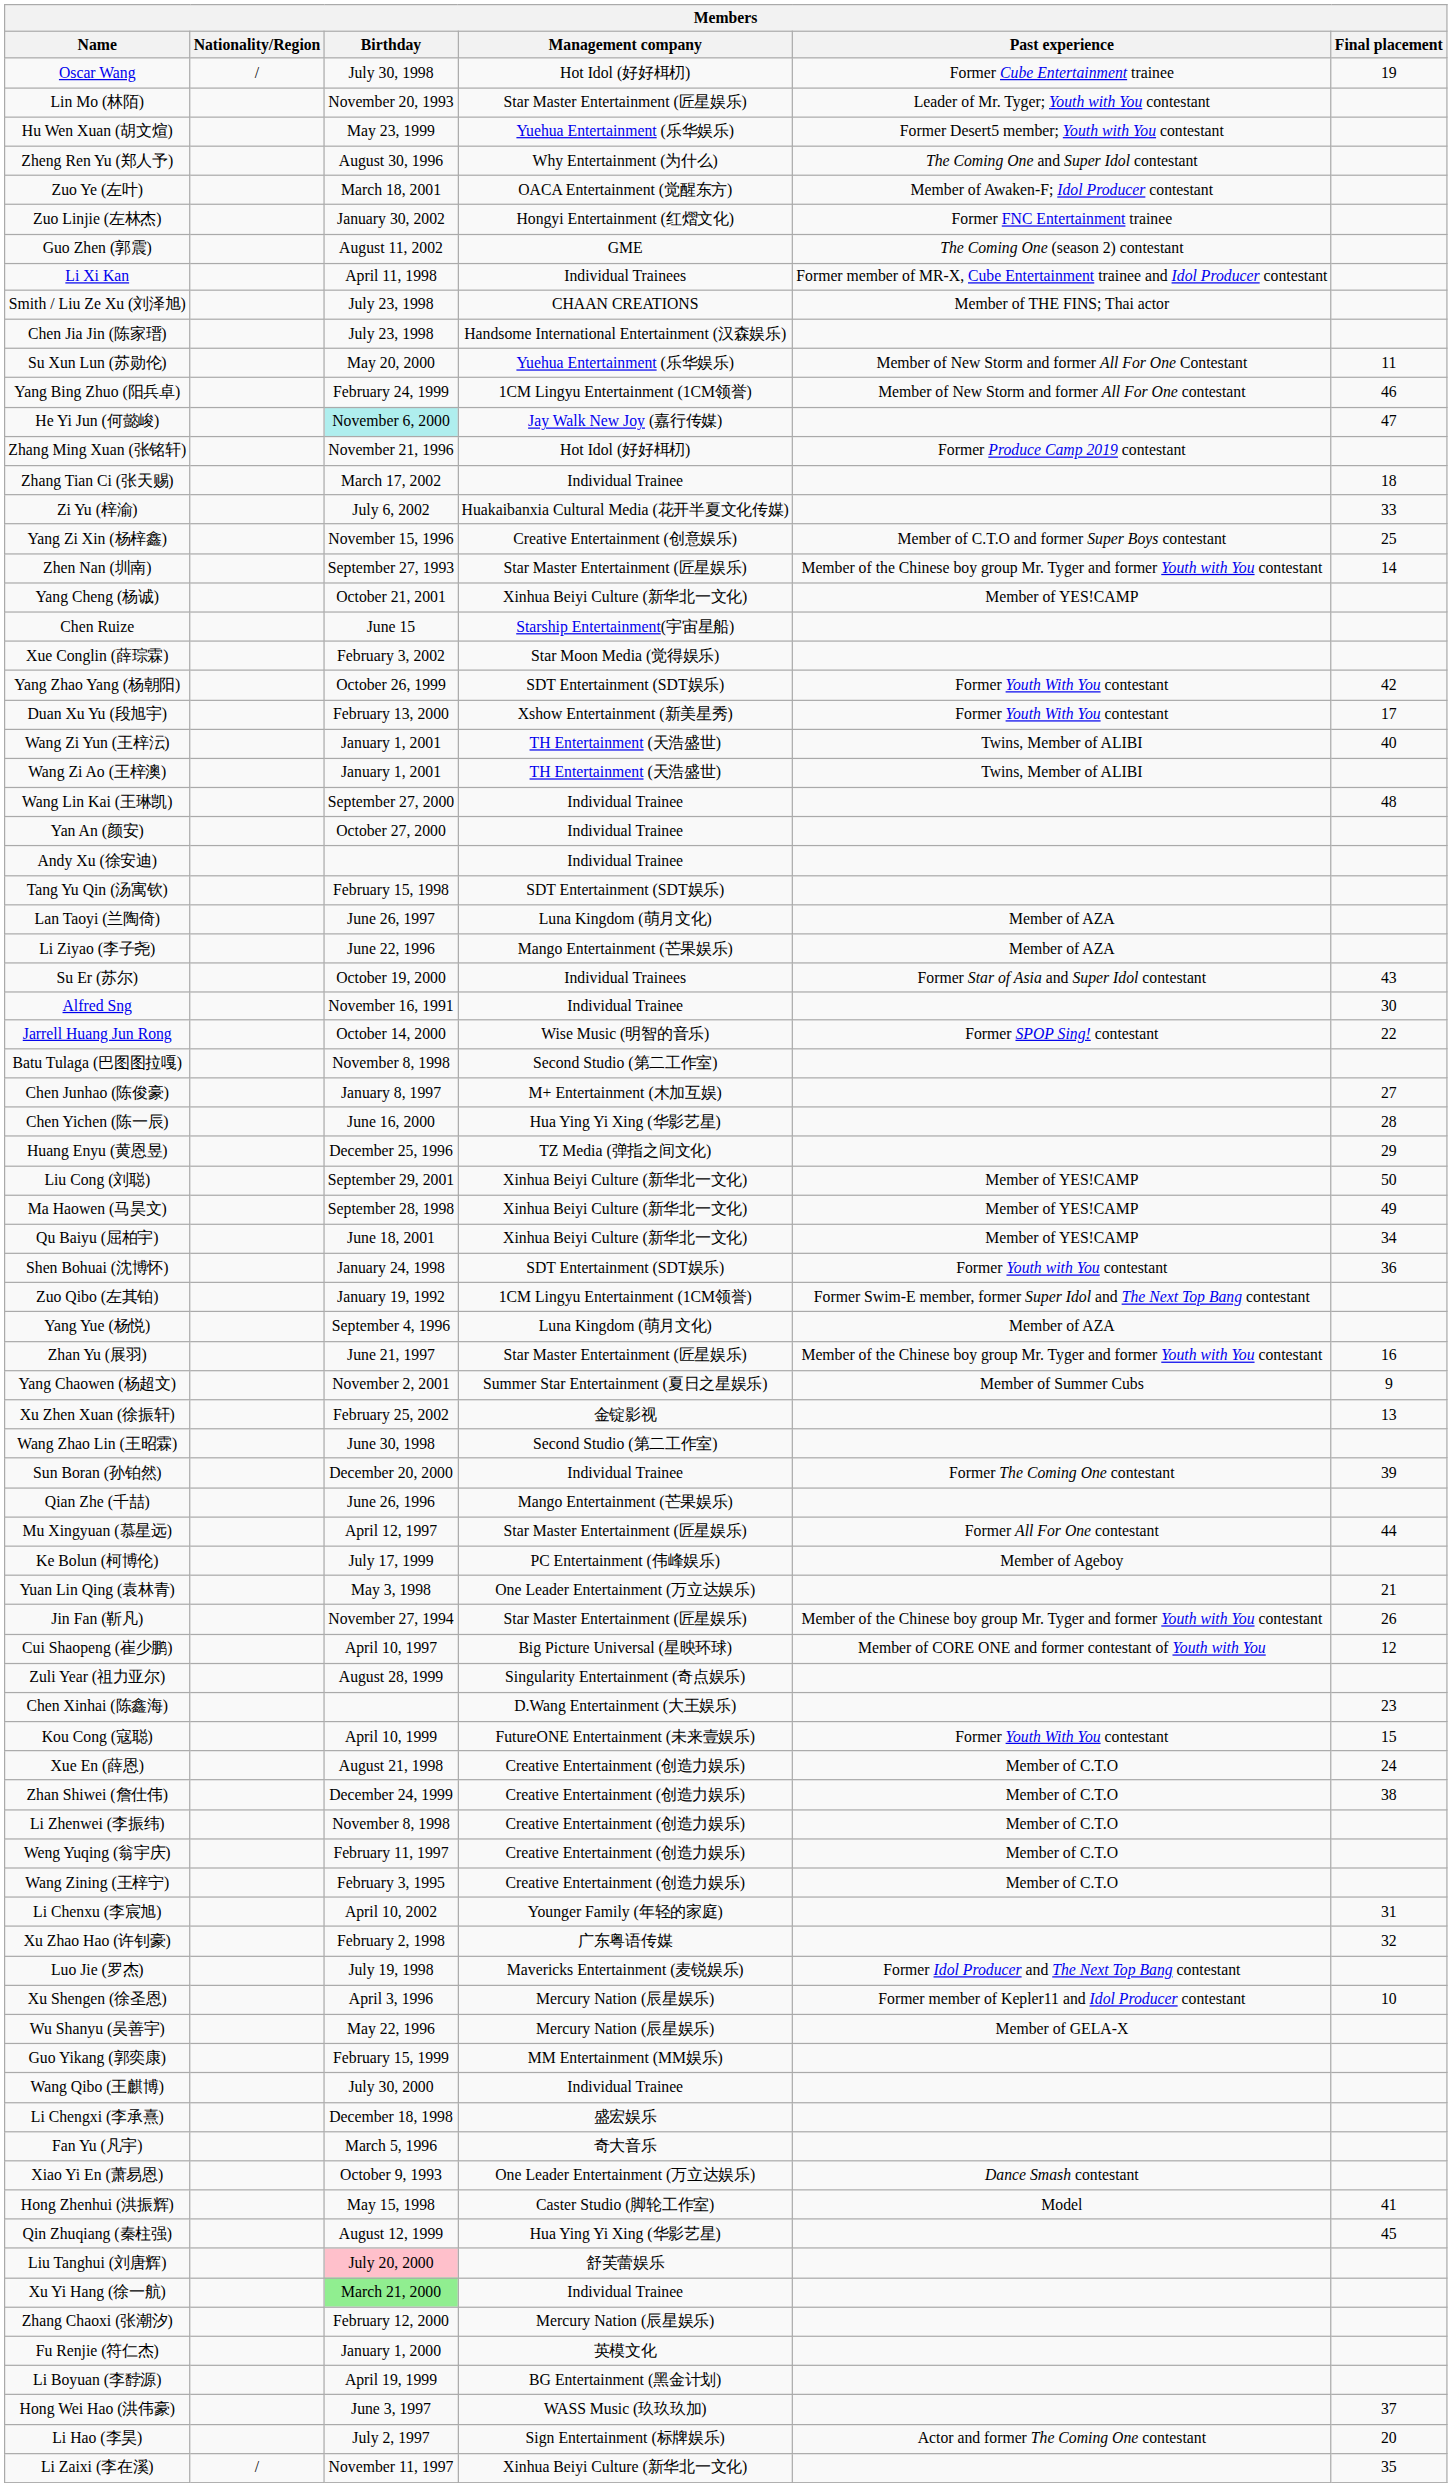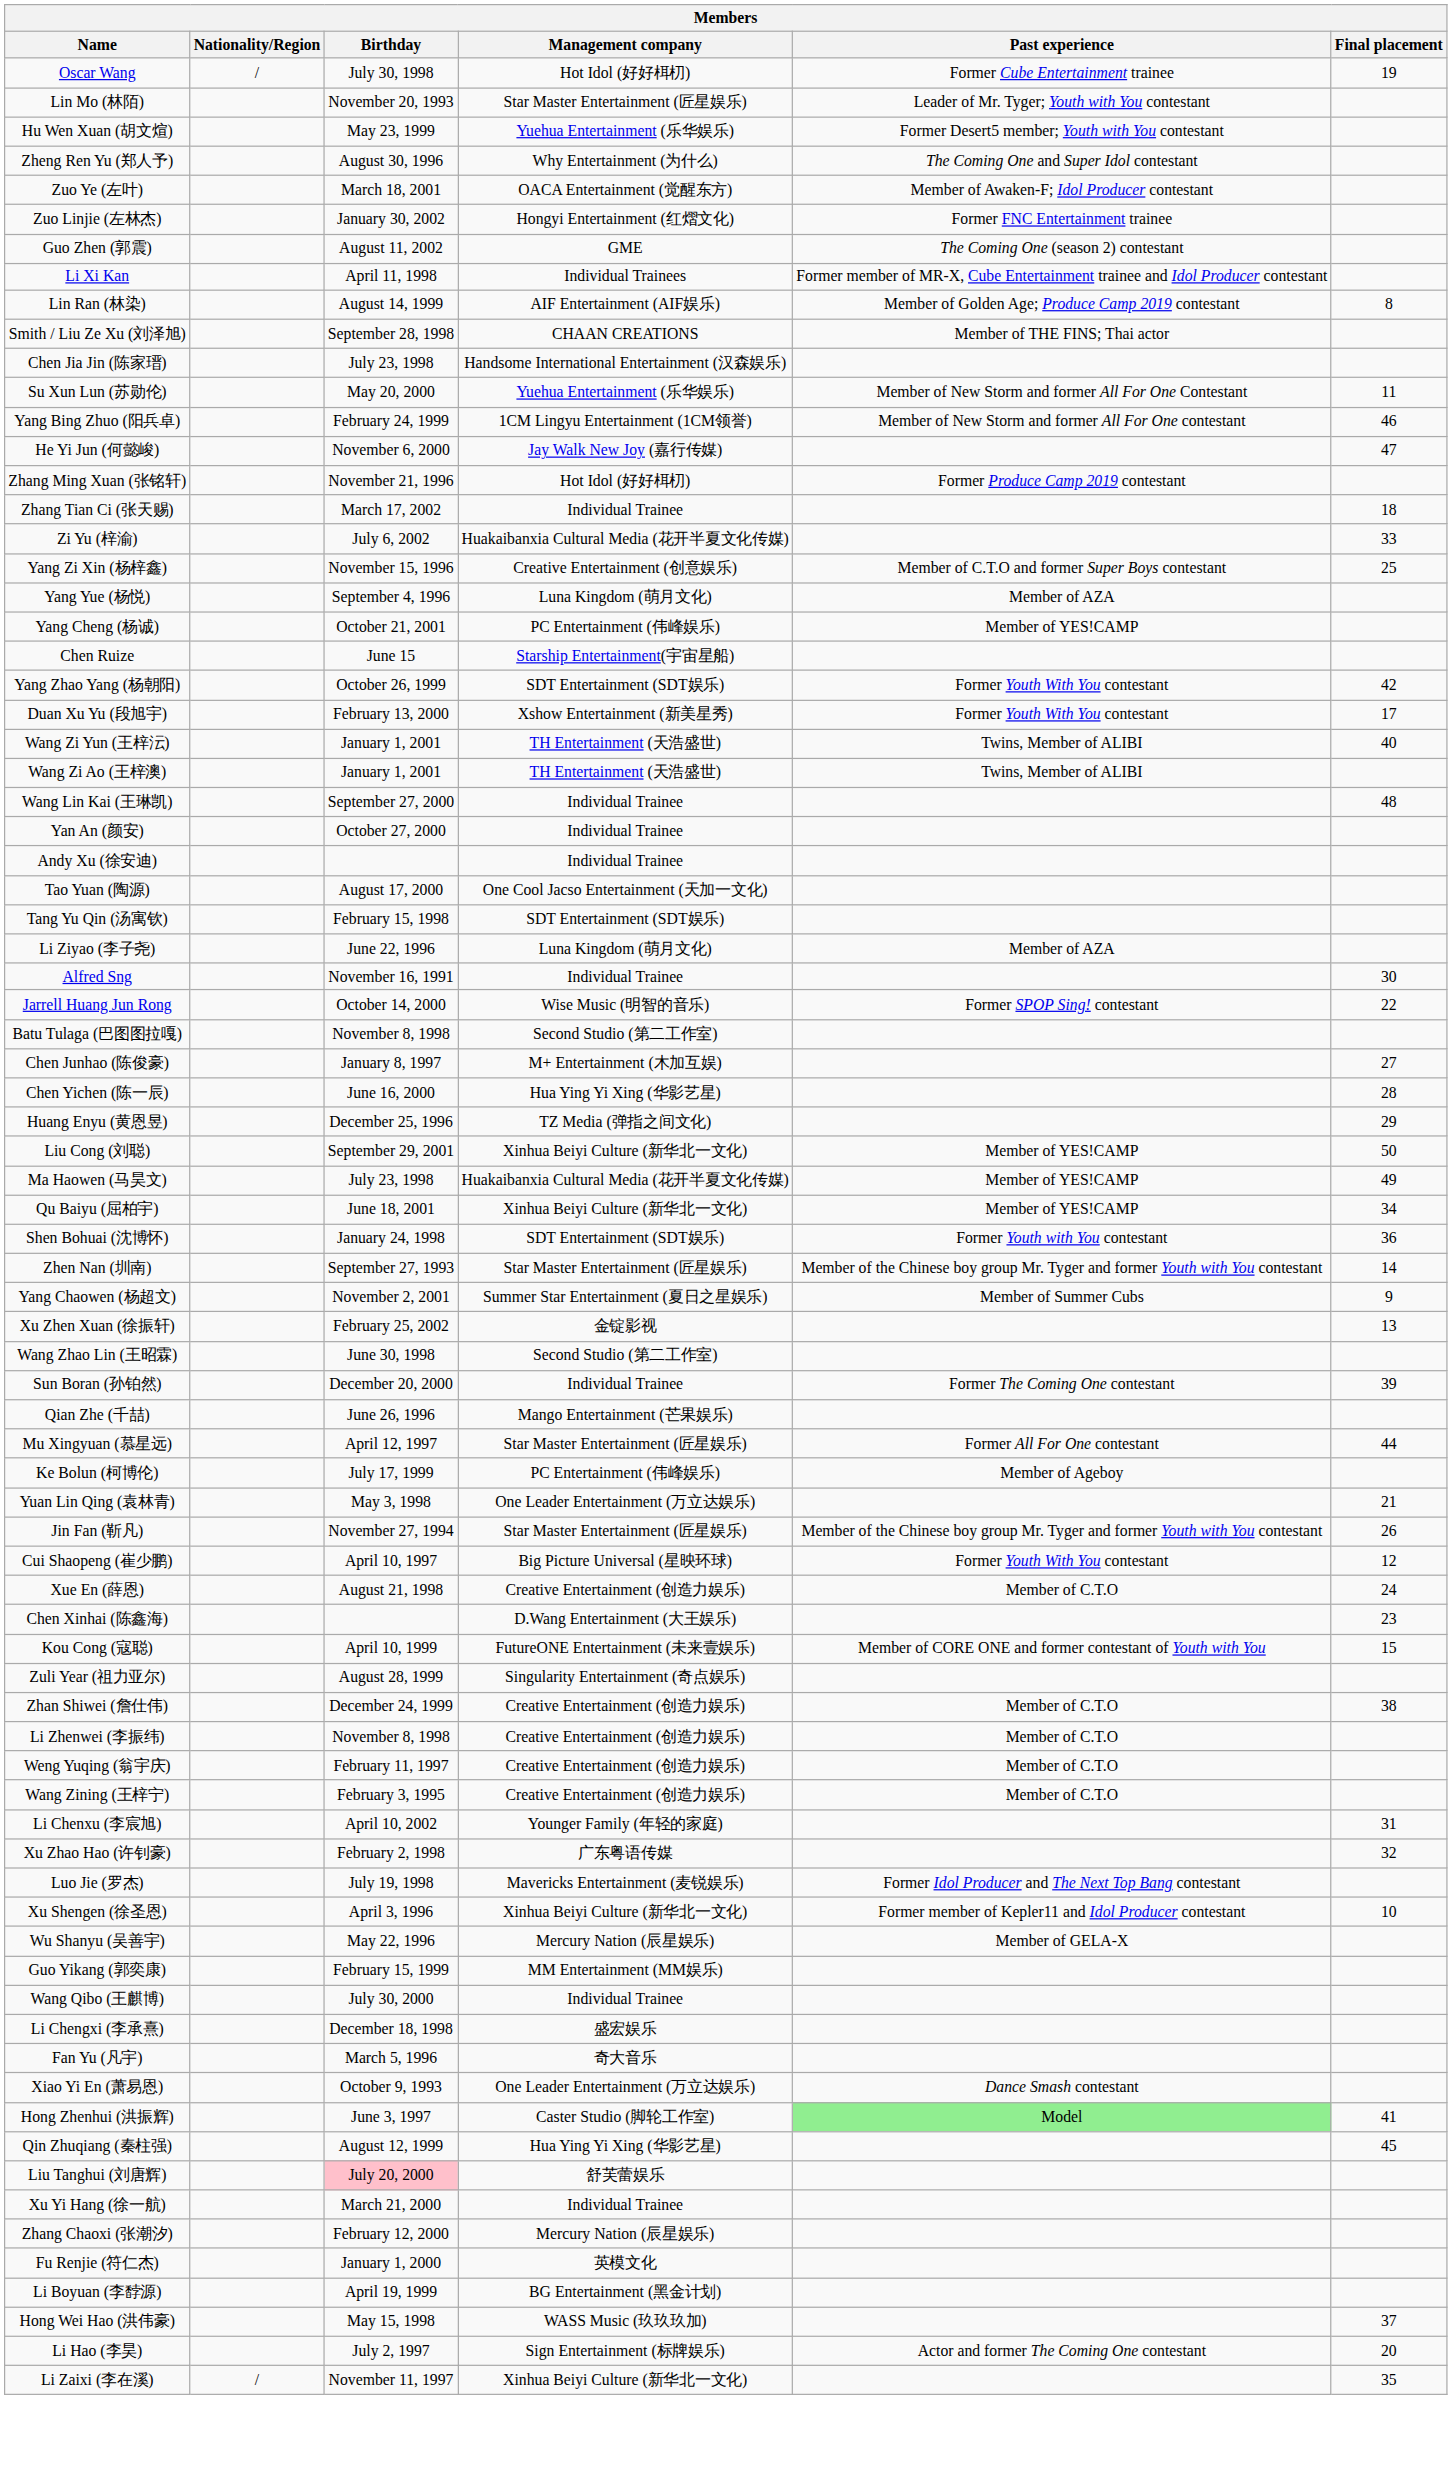+ row: (97, 304)
(391, 304) July 23, 1998 -> (391, 333) September 28, 1998
(391, 421) paleturquoise background -> (391, 450) no background
rows swapped: (97, 1326) <-> (97, 567)
(625, 597) Xinhua Beiyi Culture (新华北一文化) -> (625, 626) PC Entertainment (伟峰娱乐)
- row: (97, 655)
+ row: (97, 889)
- row: (97, 919)
(625, 948) Mango Entertainment (芒果娱乐) -> (625, 948) Luna Kingdom (萌月文化)
- row: (97, 977)
(391, 1209) September 28, 1998 -> (391, 1180) July 23, 1998
(625, 1209) Xinhua Beiyi Culture (新华北一文化) -> (625, 1180) Huakaibanxia Cultural Media (花开半夏文化传媒)
- row: (97, 1297)
- row: (97, 1355)
(1062, 1648) Member of CORE ONE and former contestant of Youth with You -> (1062, 1560) Former Youth With You contestant
rows swapped: (97, 1677) <-> (97, 1765)
(1062, 1736) Former Youth With You contestant -> (1062, 1648) Member of CORE ONE and former contestant of Youth with You
(625, 1999) Mercury Nation (辰星娱乐) -> (625, 1911) Xinhua Beiyi Culture (新华北一文化)
(391, 2204) May 15, 1998 -> (391, 2116) June 3, 1997
(1062, 2204) no background -> (1062, 2116) lightgreen background
(391, 2292) lightgreen background -> (391, 2204) no background
(391, 2409) June 3, 1997 -> (391, 2321) May 15, 1998
